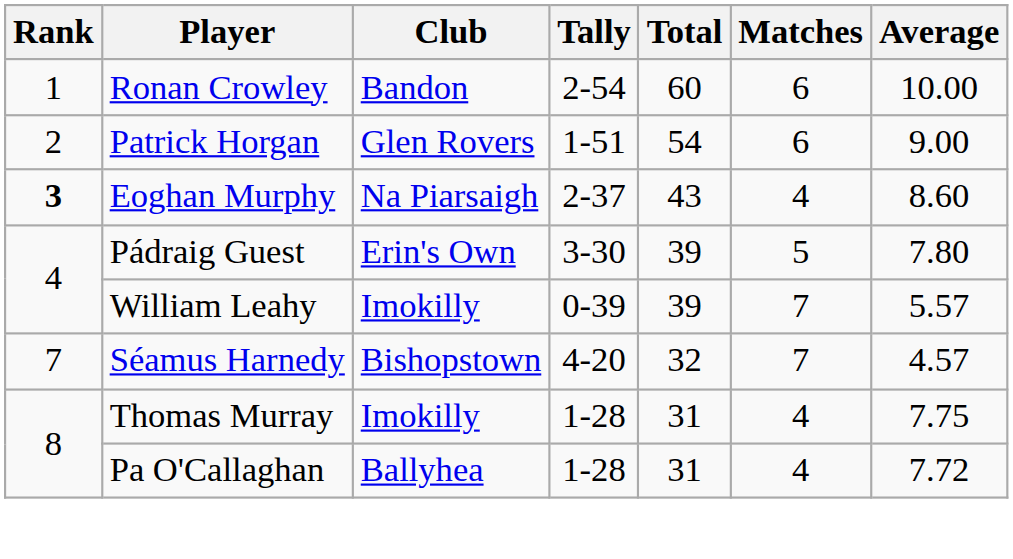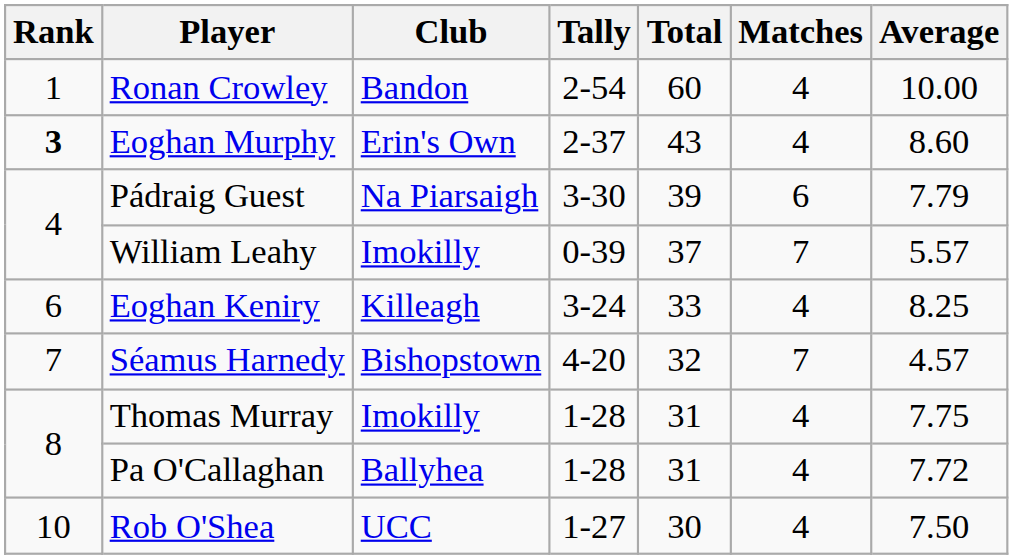(801, 86) 6 -> (801, 86) 4
- row: (214, 141)
(450, 196) Na Piarsaigh -> (438, 141) Erin's Own
(438, 251) Erin's Own -> (450, 196) Na Piarsaigh
(801, 251) 5 -> (801, 196) 6
(939, 251) 7.80 -> (939, 196) 7.79
(685, 305) 39 -> (685, 251) 37
+ row: (215, 305)
+ row: (192, 525)
